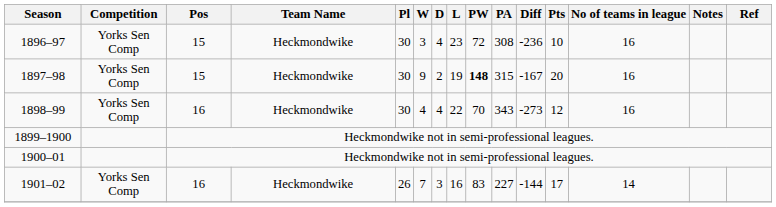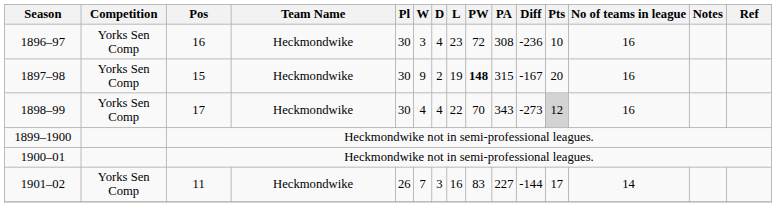(199, 41) 15 -> (199, 41) 16
(199, 110) 16 -> (199, 110) 17
(557, 110) no background -> (557, 110) lightgrey background
(199, 184) 16 -> (199, 184) 11
